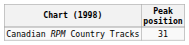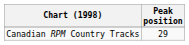(163, 34) 31 -> (163, 34) 29
